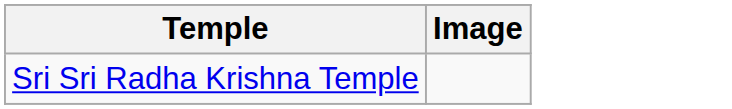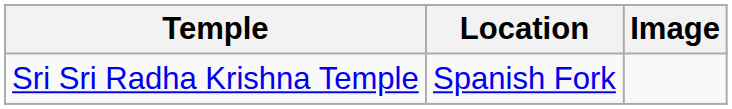+ column: (524, 29)
